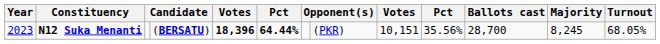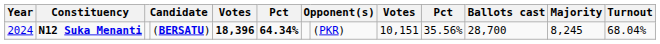(20, 30) 2023 -> (20, 30) 2024
(279, 30) 64.44% -> (279, 30) 64.34%
(627, 30) 68.05% -> (627, 30) 68.04%
